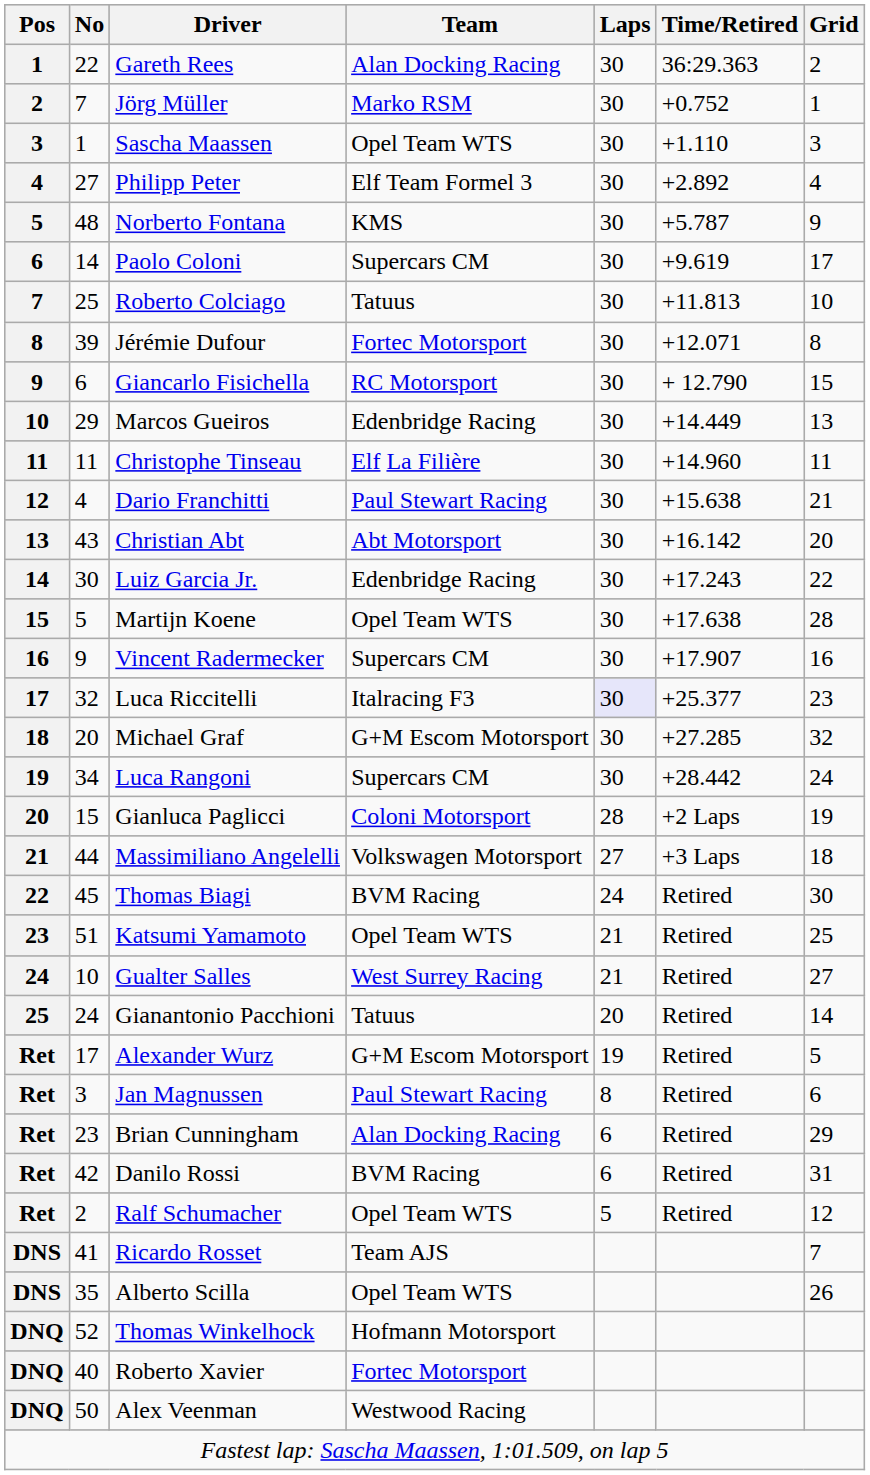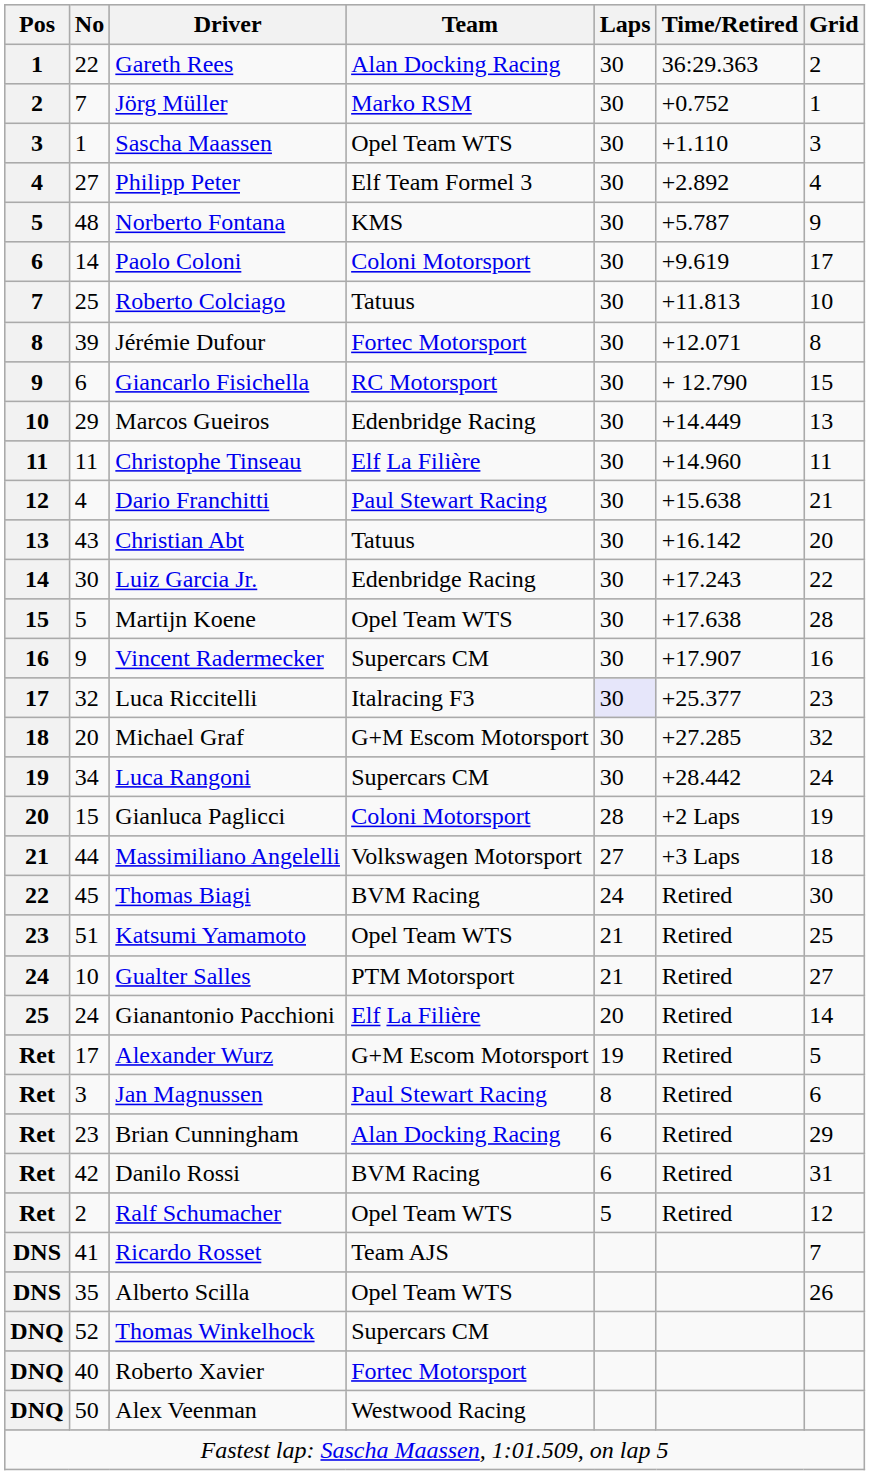(420, 262) Supercars CM -> (441, 262) Coloni Motorsport
(426, 539) Abt Motorsport -> (383, 539) Tatuus
(447, 974) West Surrey Racing -> (433, 974) PTM Motorsport
(383, 1014) Tatuus -> (416, 1014) Elf La Filière
(453, 1331) Hofmann Motorsport -> (420, 1331) Supercars CM
